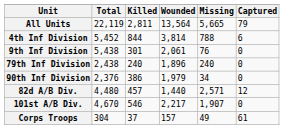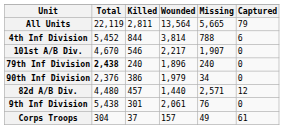rows swapped: (48, 51) <-> (48, 104)
(106, 64) normal -> (106, 64) bold
